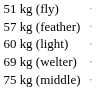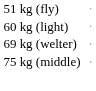- row: (42, 26)
